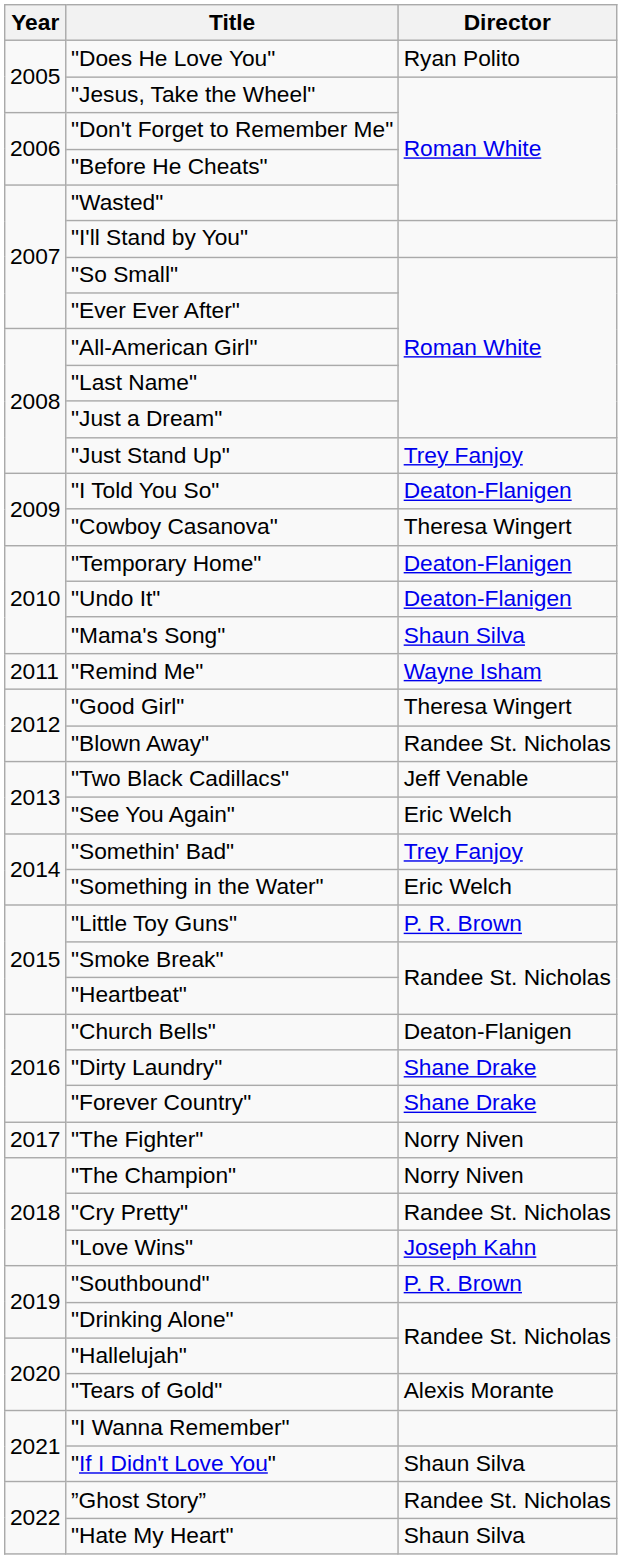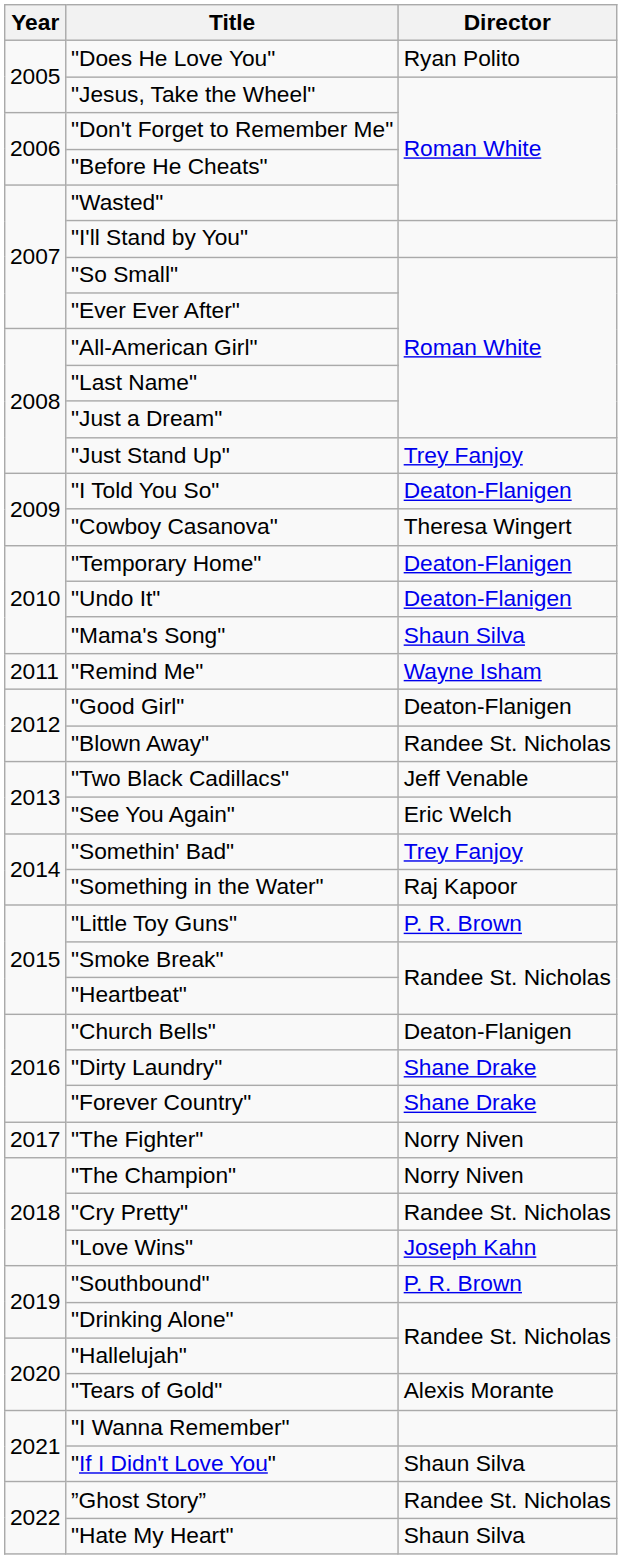(488, 707) Theresa Wingert -> (488, 707) Deaton-Flanigen
(458, 887) Eric Welch -> (461, 887) Raj Kapoor
